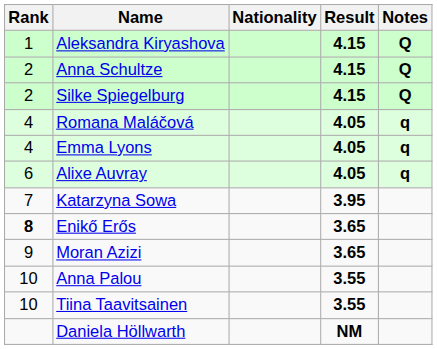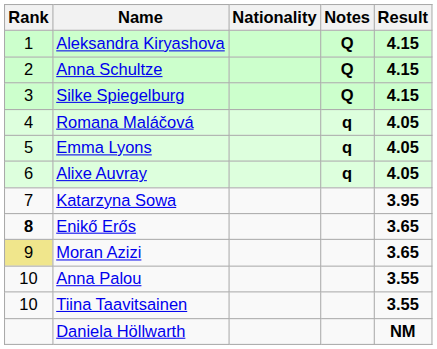columns swapped: (349, 17) <-> (405, 17)
(28, 95) 2 -> (28, 95) 3
(28, 148) 4 -> (28, 148) 5
(28, 252) no background -> (28, 252) khaki background
